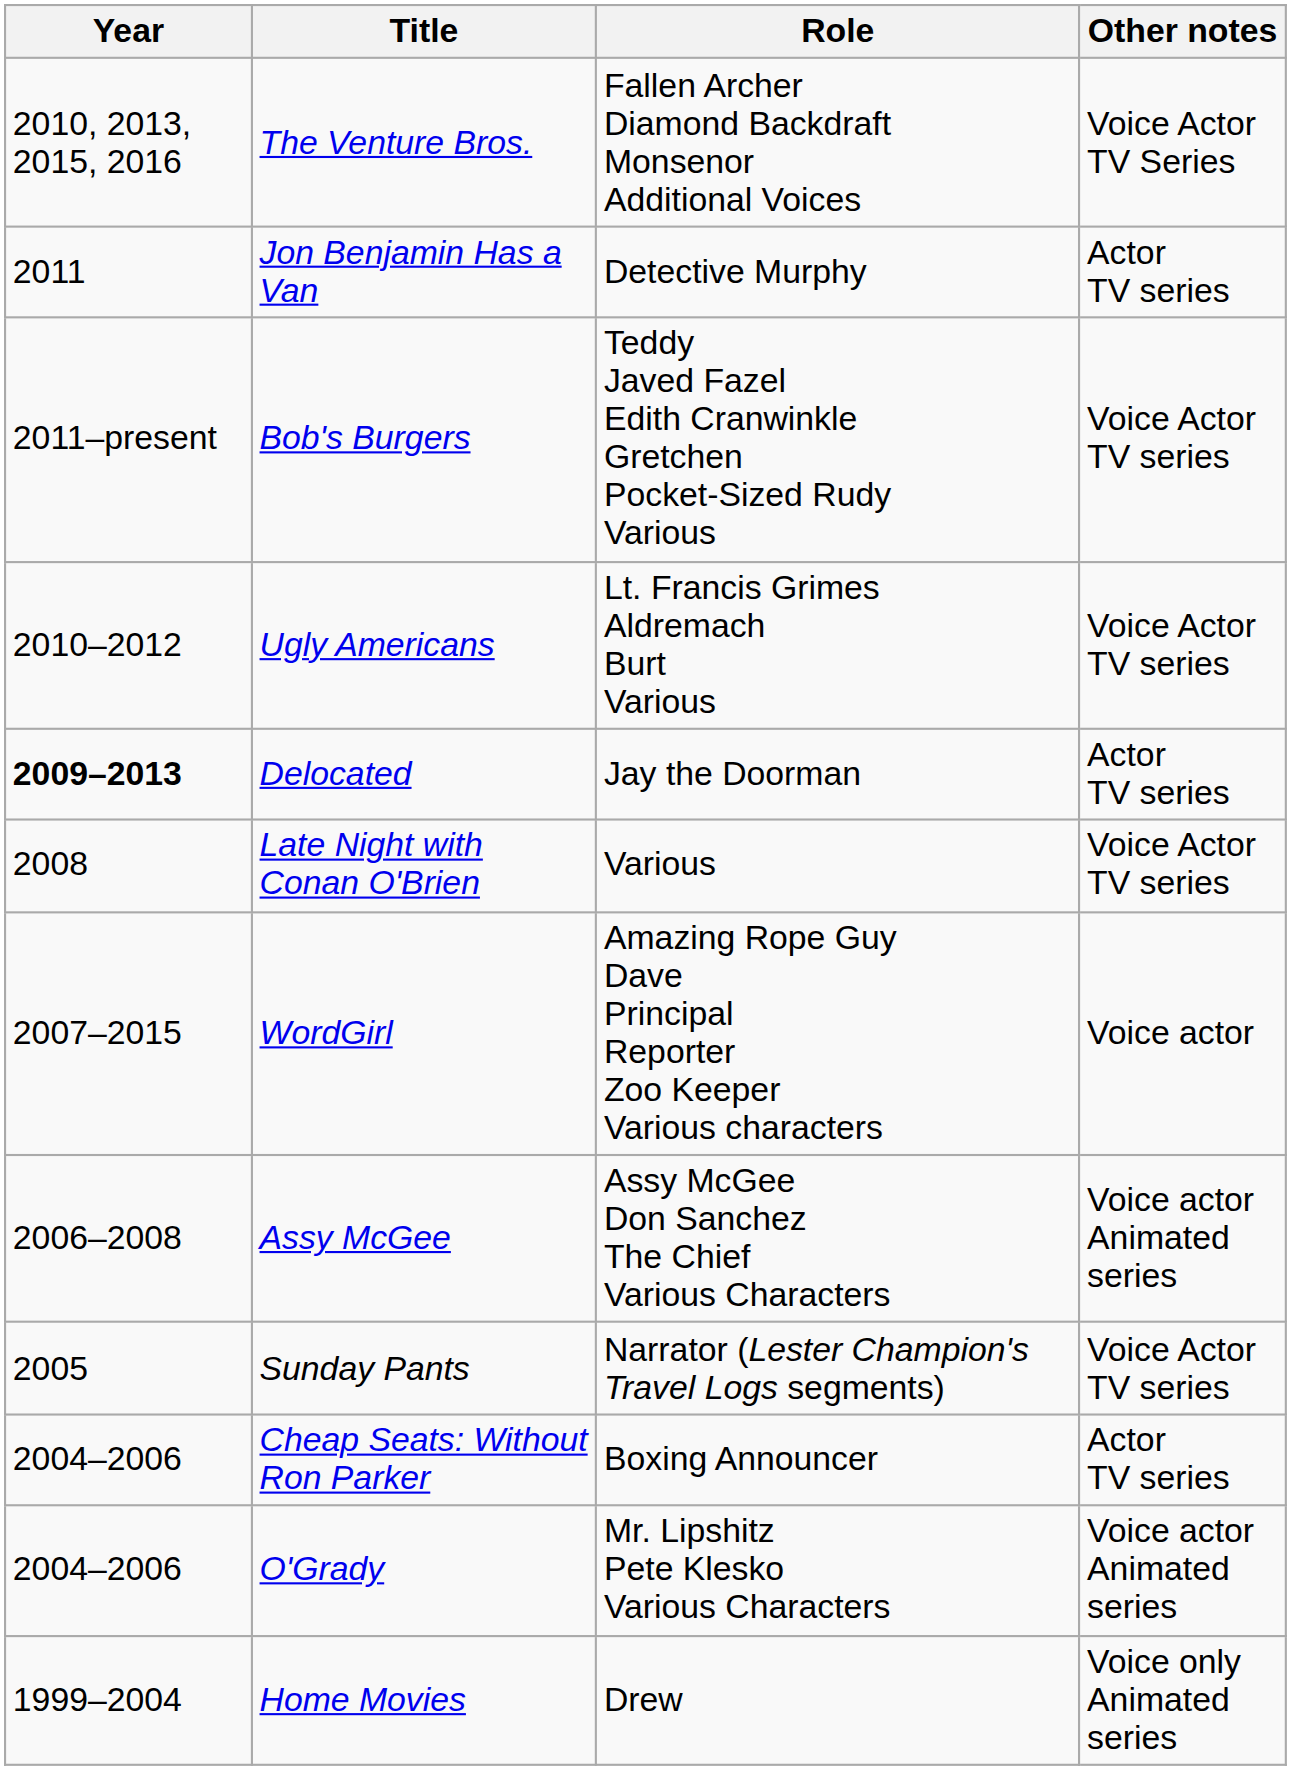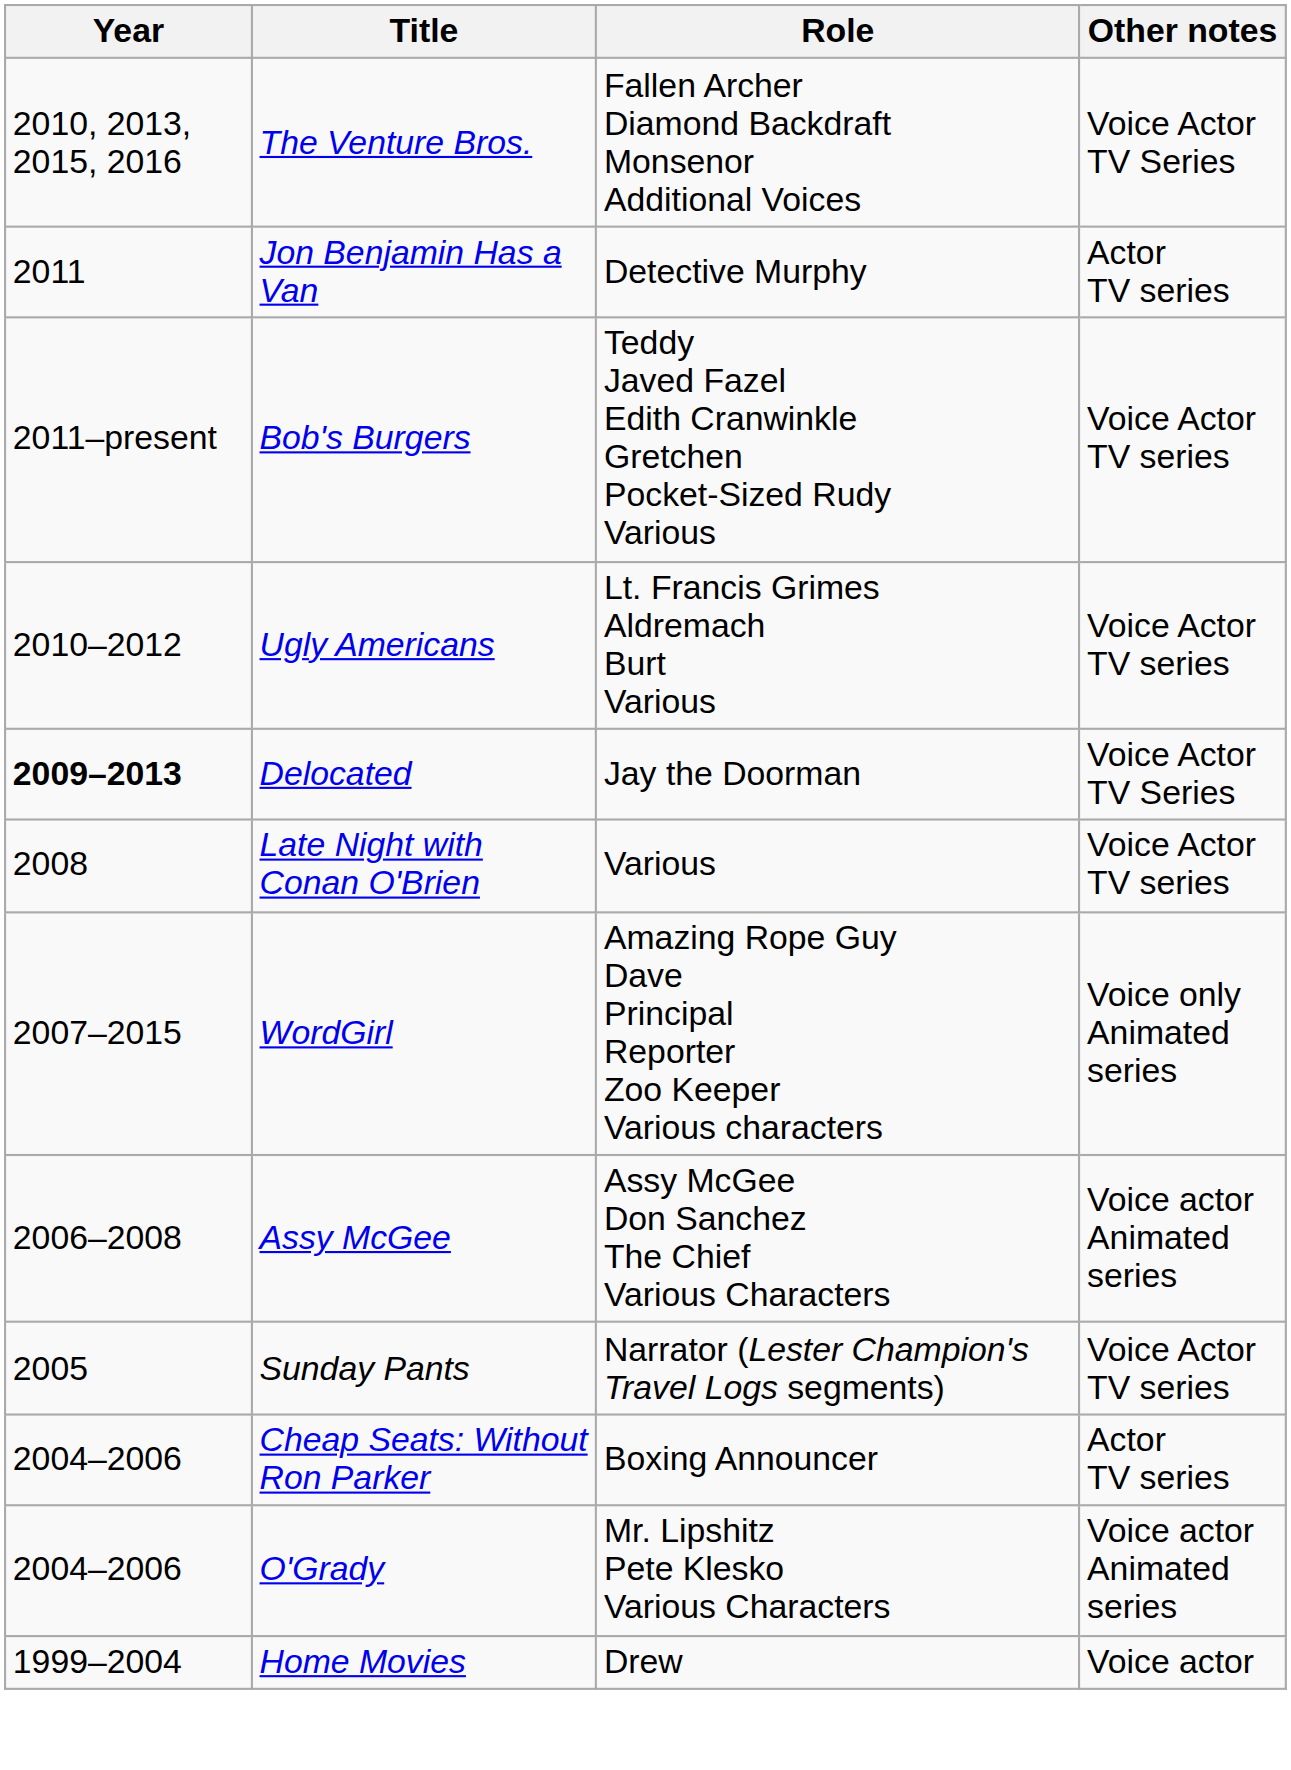(1158, 773) Actor TV series -> (1172, 773) Voice Actor TV Series
(1171, 1032) Voice actor -> (1164, 1032) Voice only Animated series
(1164, 1699) Voice only Animated series -> (1171, 1661) Voice actor
